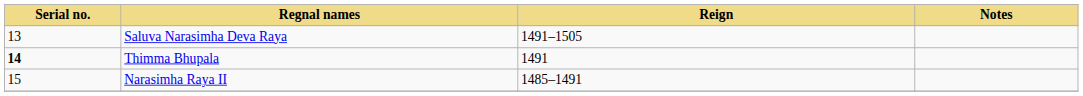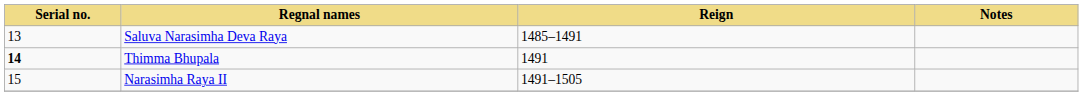(552, 36) 1491–1505 -> (552, 36) 1485–1491
(552, 79) 1485–1491 -> (552, 79) 1491–1505
